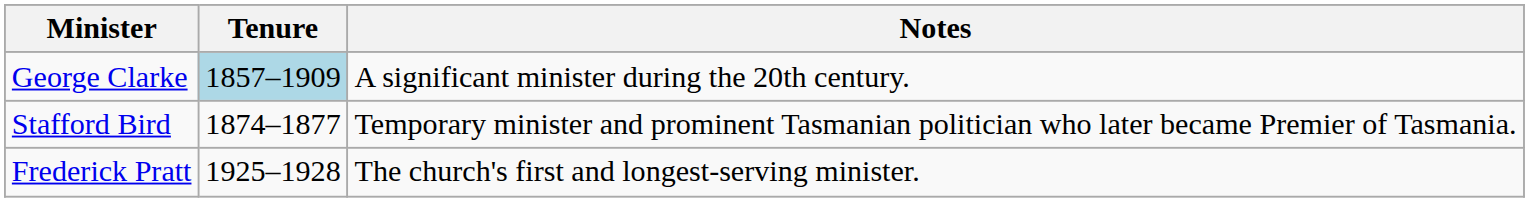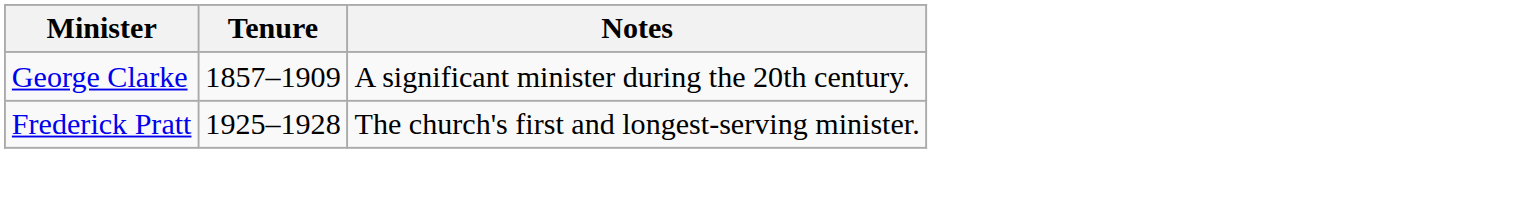(273, 76) lightblue background -> (273, 76) no background
- row: (91, 123)
